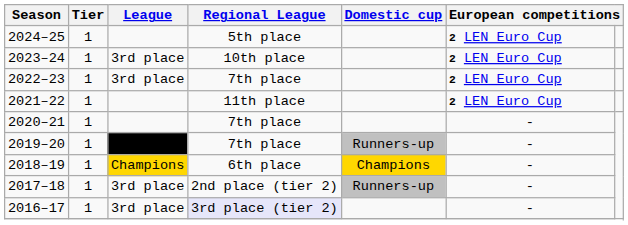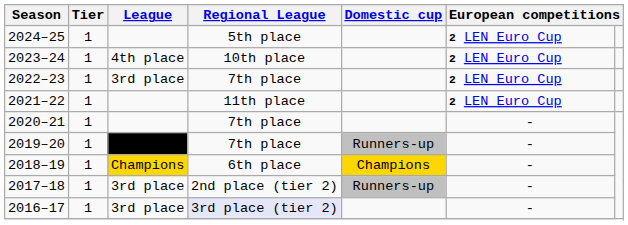(148, 58) 3rd place -> (148, 58) 4th place
